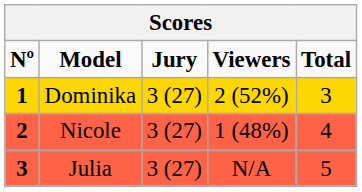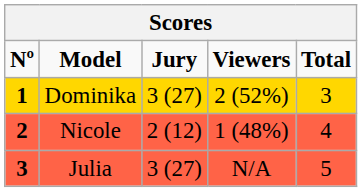(174, 131) 3 (27) -> (174, 131) 2 (12)
